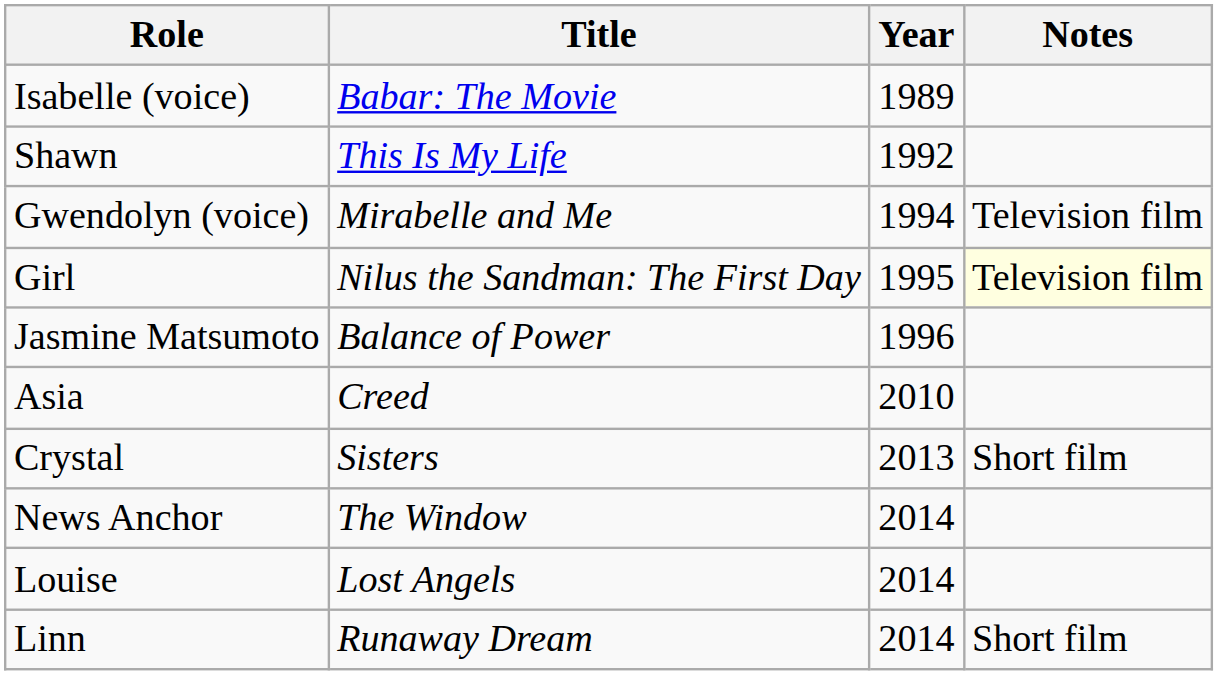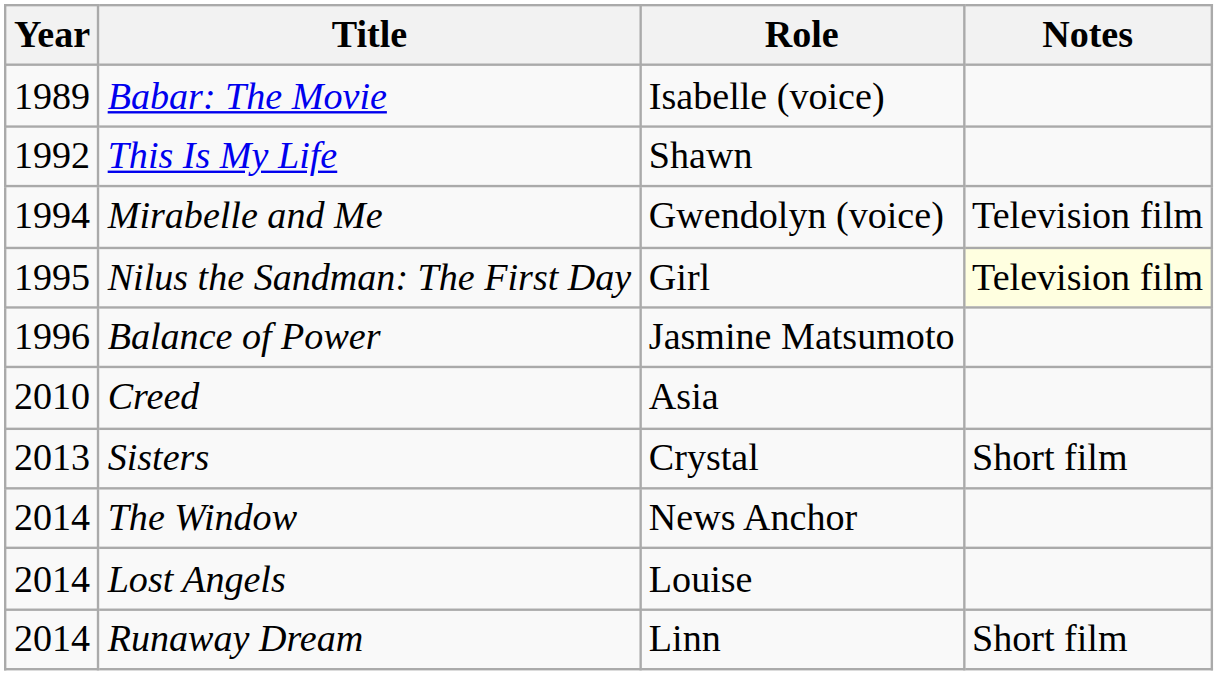columns swapped: (916, 34) <-> (167, 34)
